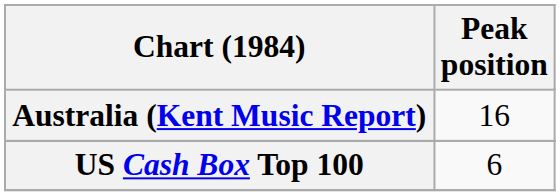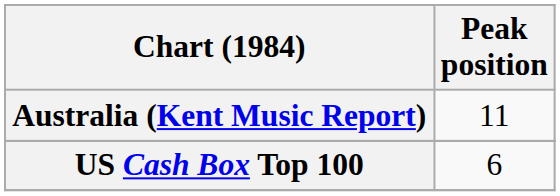(494, 114) 16 -> (494, 114) 11
